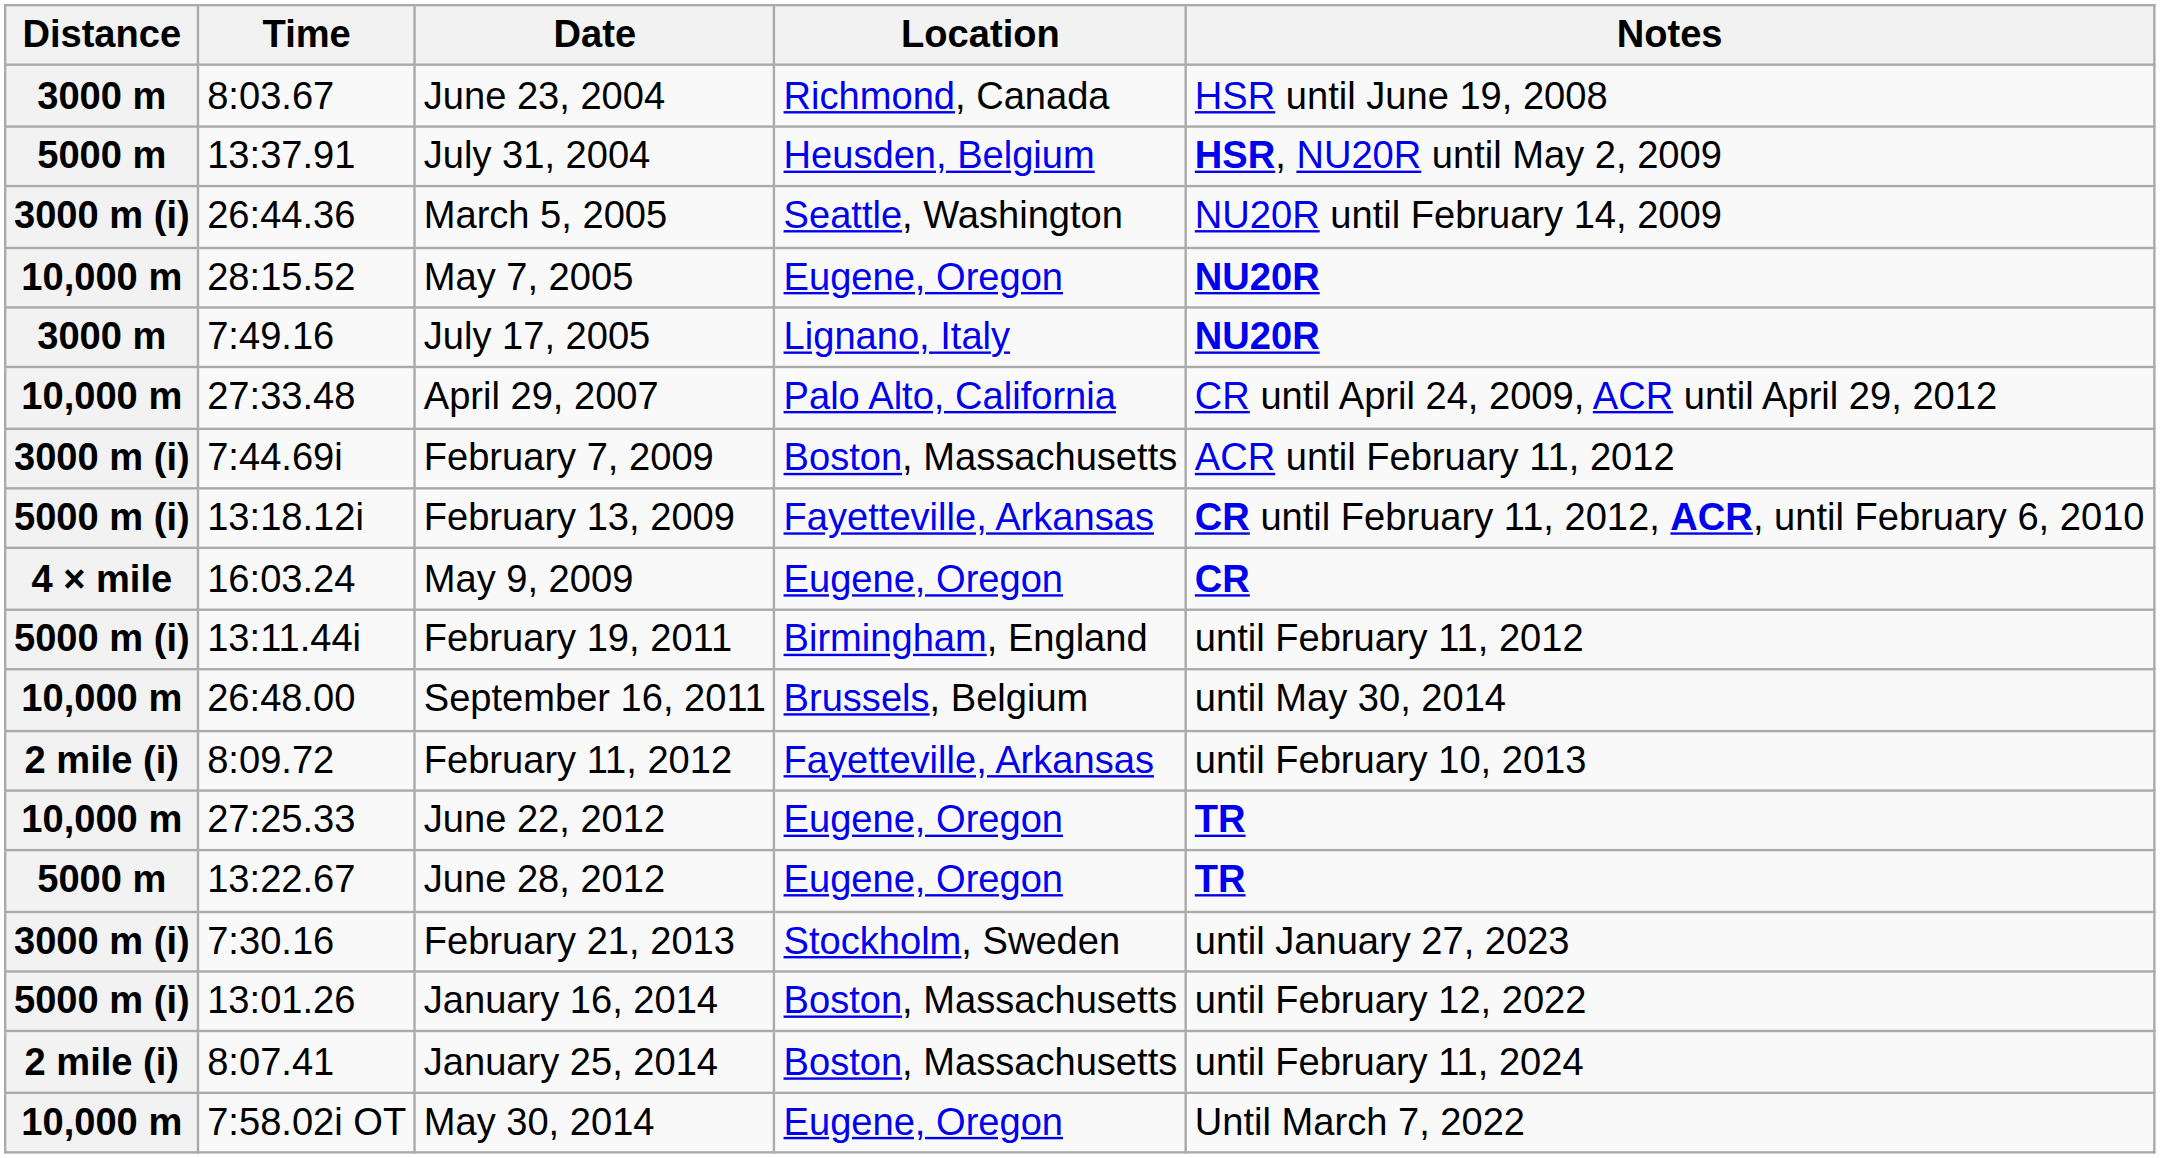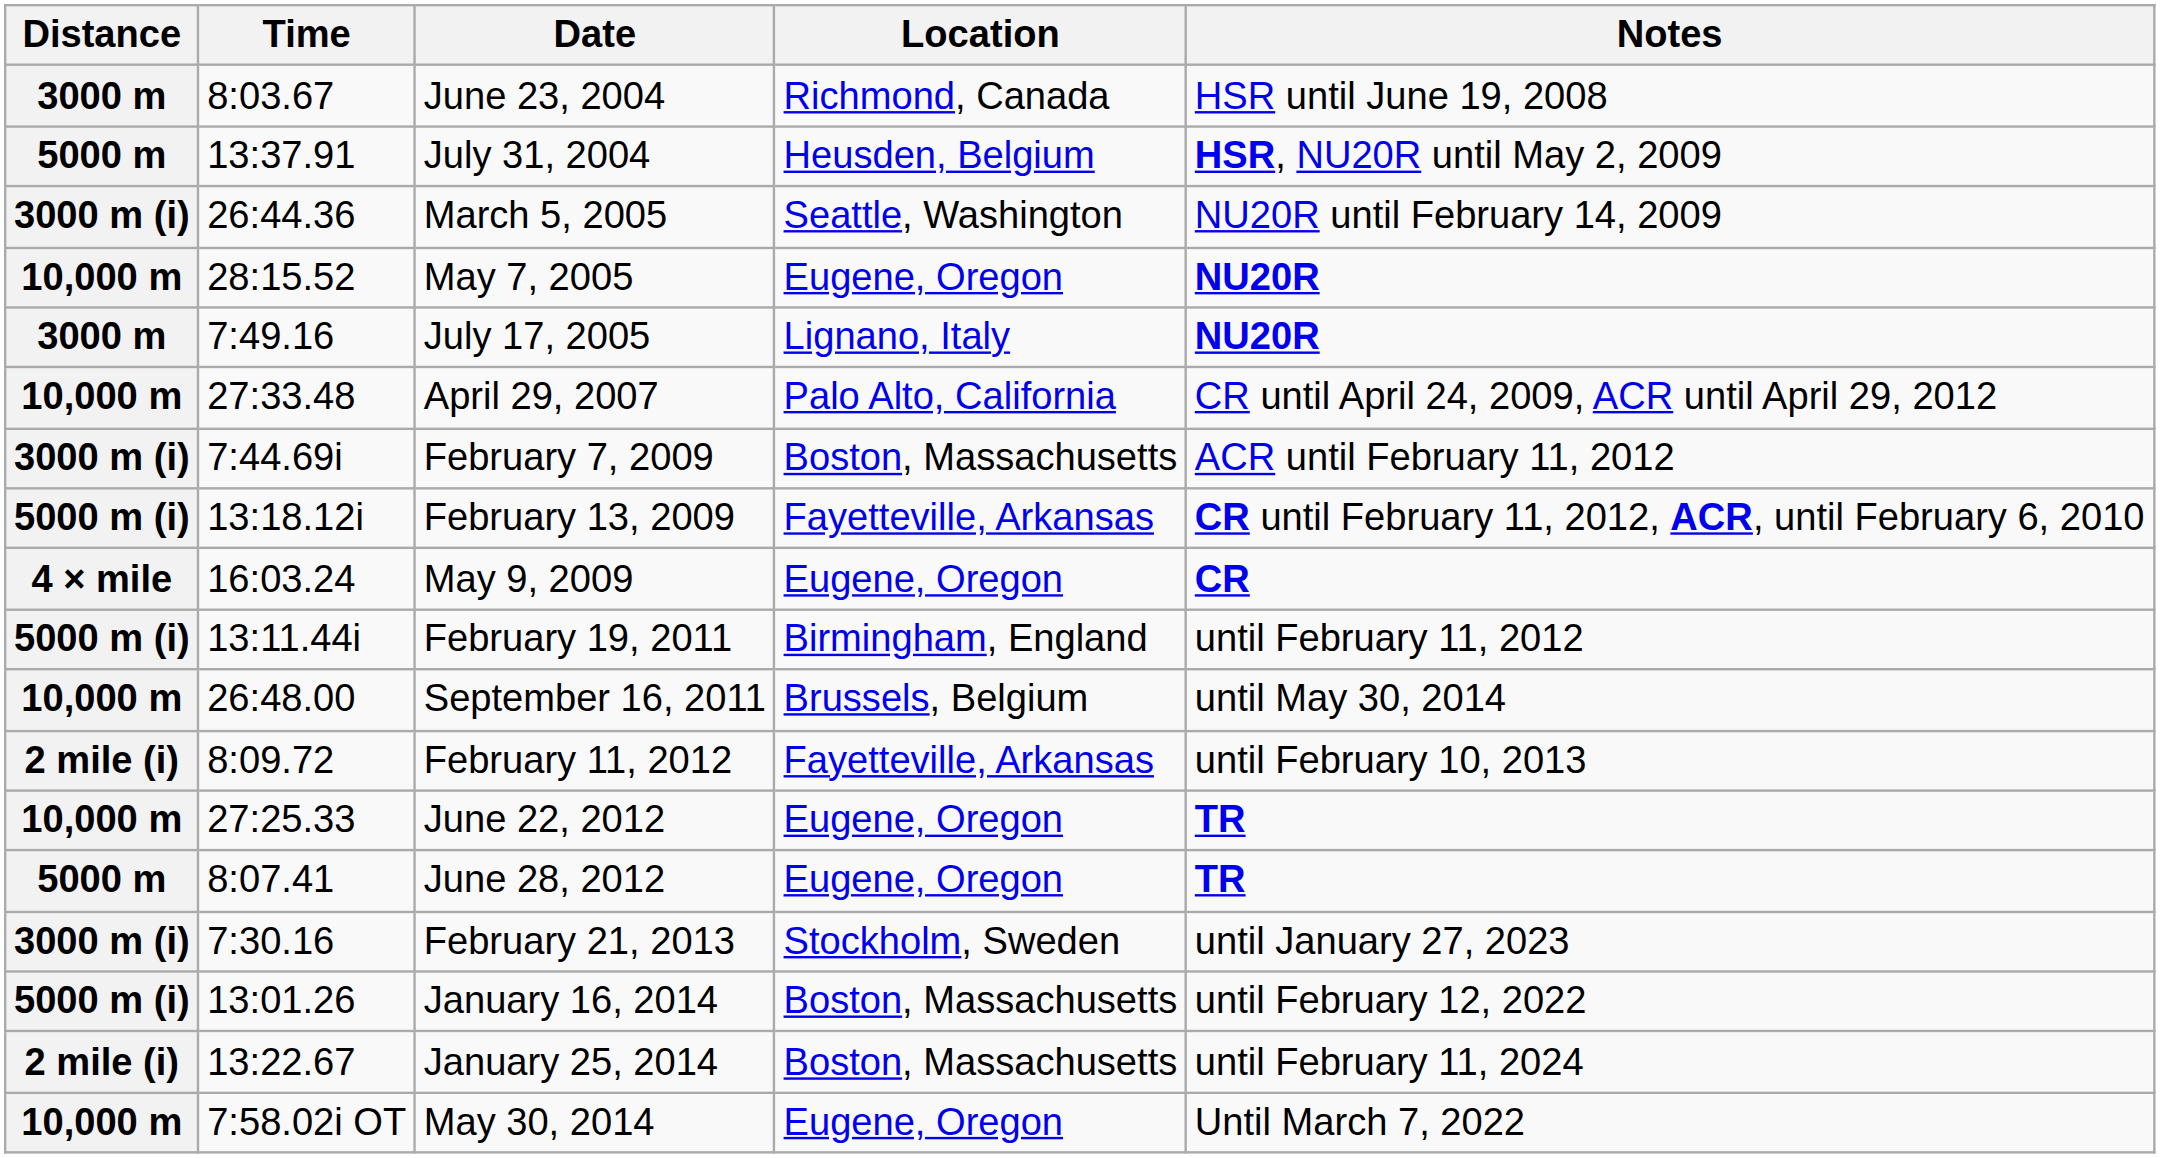(281, 880) 13:22.67 -> (271, 880) 8:07.41
(271, 1061) 8:07.41 -> (281, 1061) 13:22.67
